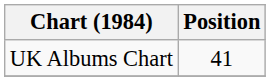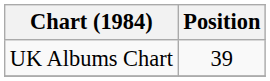(222, 57) 41 -> (222, 57) 39
